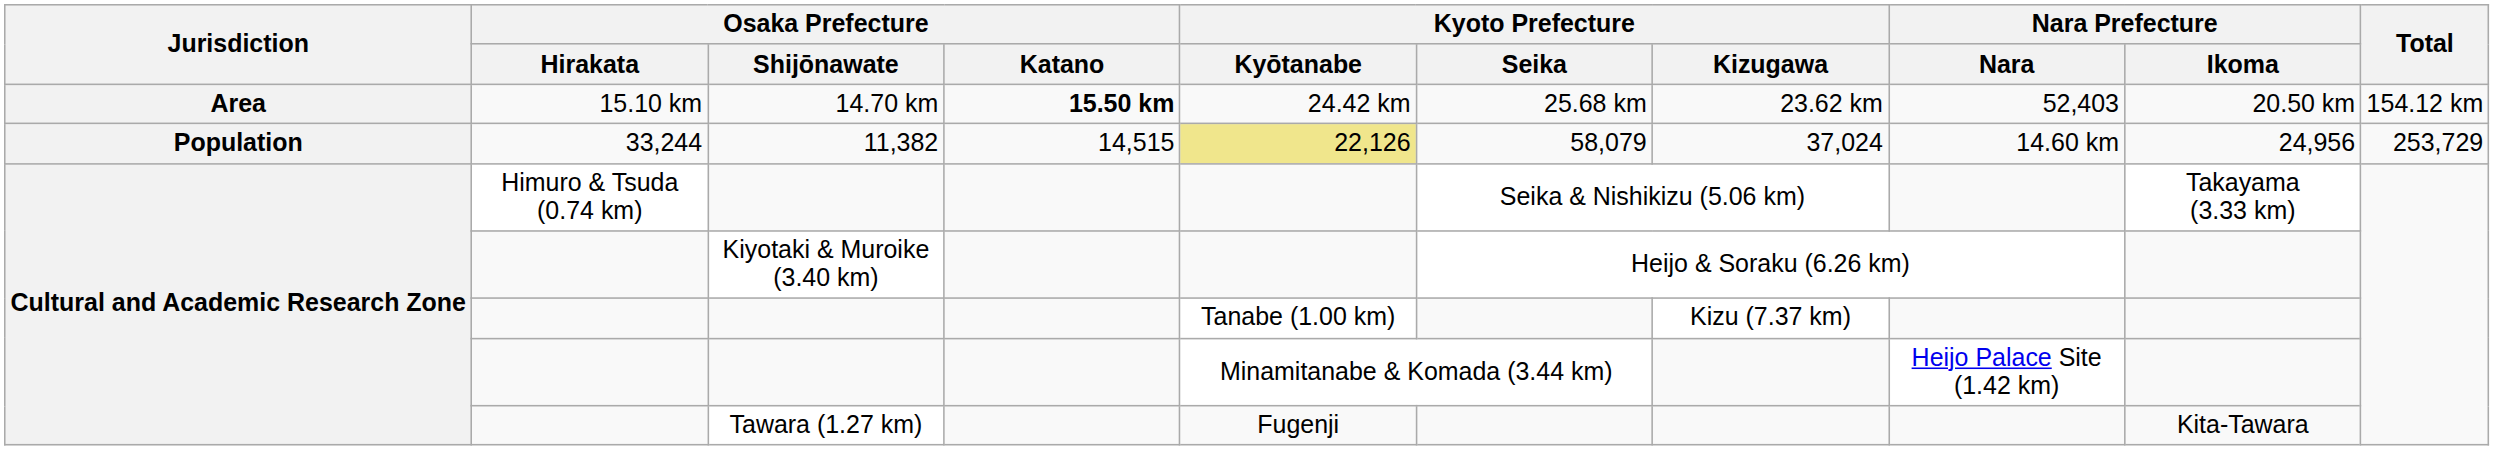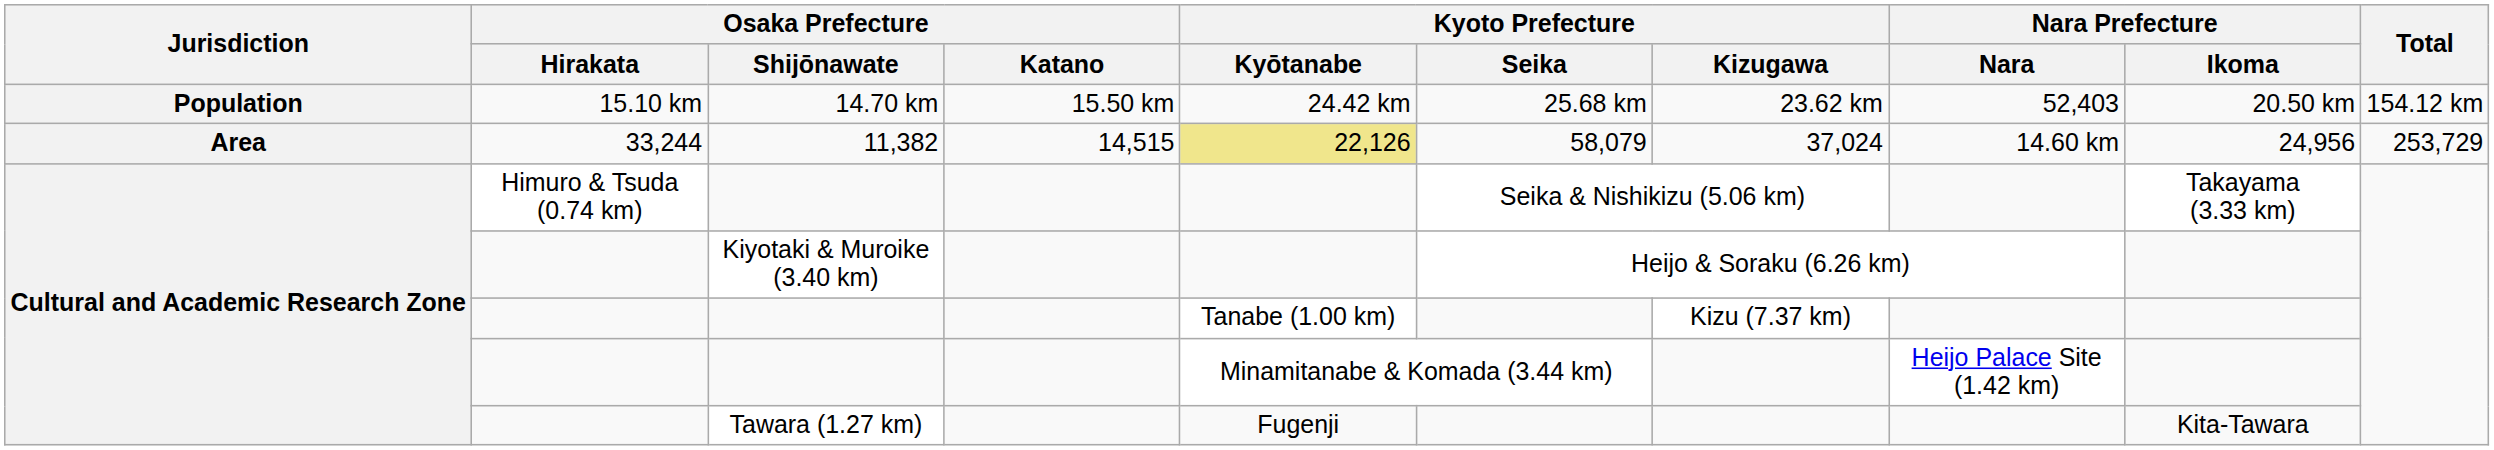(238, 103) Area -> (238, 103) Population
(1122, 103) bold -> (1123, 103) normal
(238, 143) Population -> (238, 143) Area
